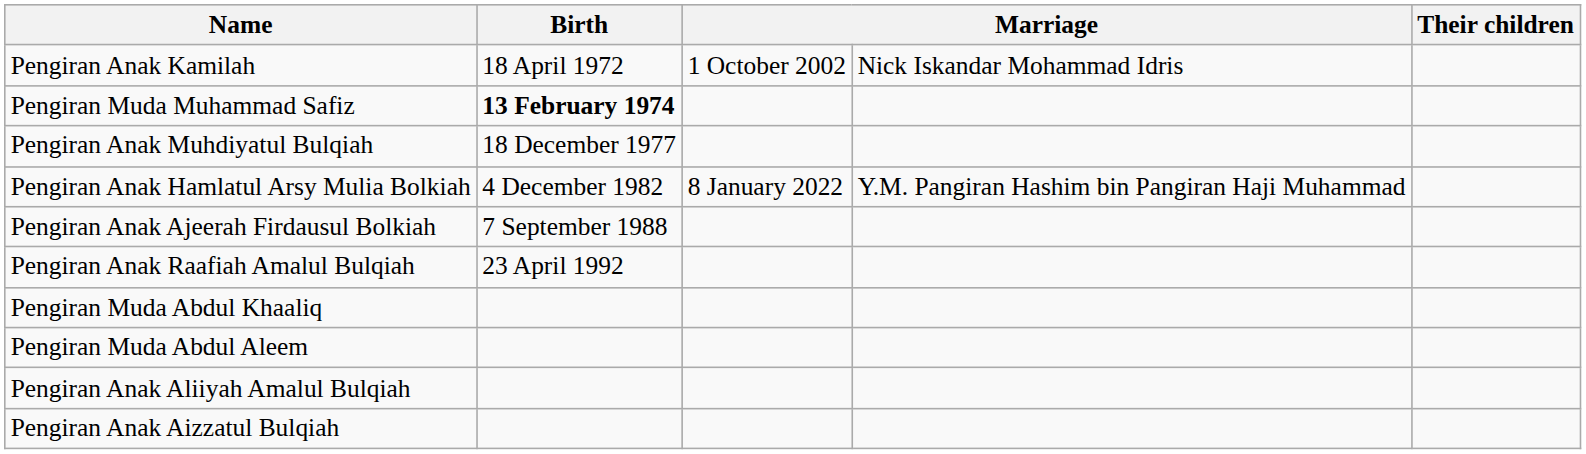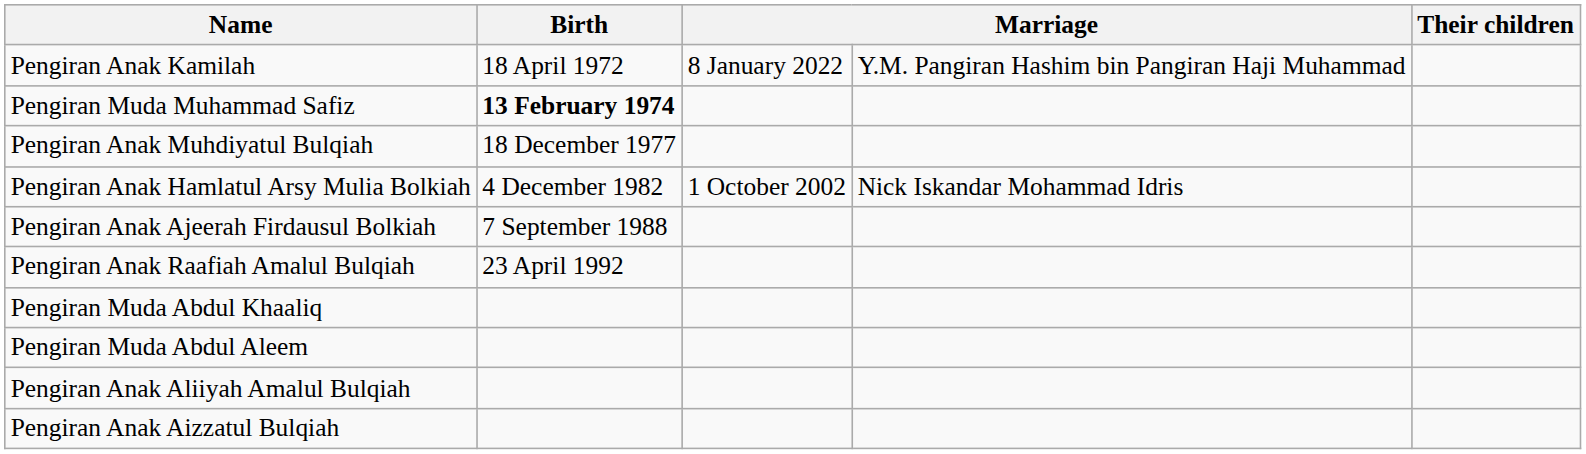(767, 65) 1 October 2002 -> (765, 65) 8 January 2022
(1020, 65) Nick Iskandar Mohammad Idris -> (1132, 65) Y.M. Pangiran Hashim bin Pangiran Haji Muhammad
(765, 186) 8 January 2022 -> (767, 186) 1 October 2002
(1132, 186) Y.M. Pangiran Hashim bin Pangiran Haji Muhammad -> (1020, 186) Nick Iskandar Mohammad Idris
